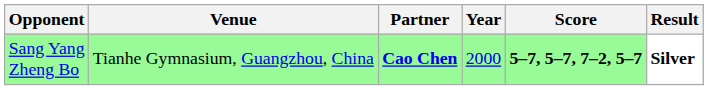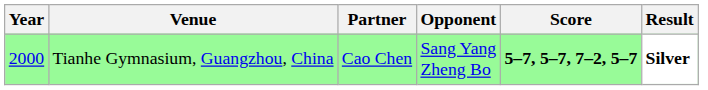columns swapped: (483, 19) <-> (47, 19)
(420, 59) bold -> (377, 59) normal
